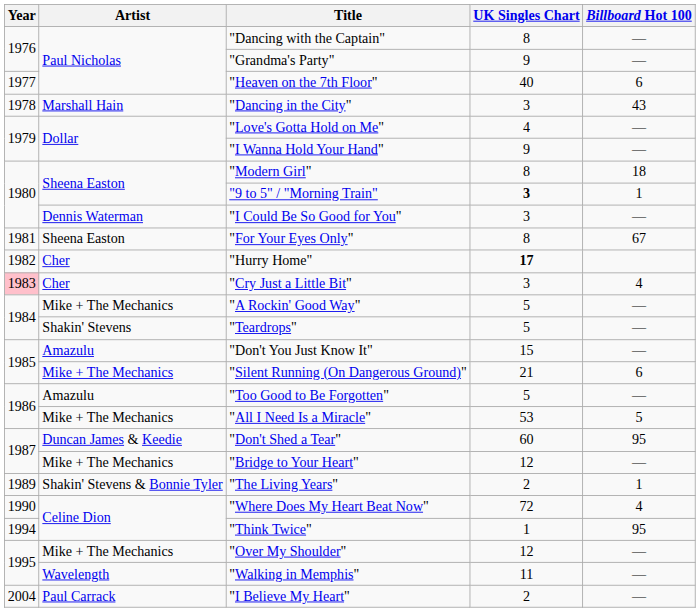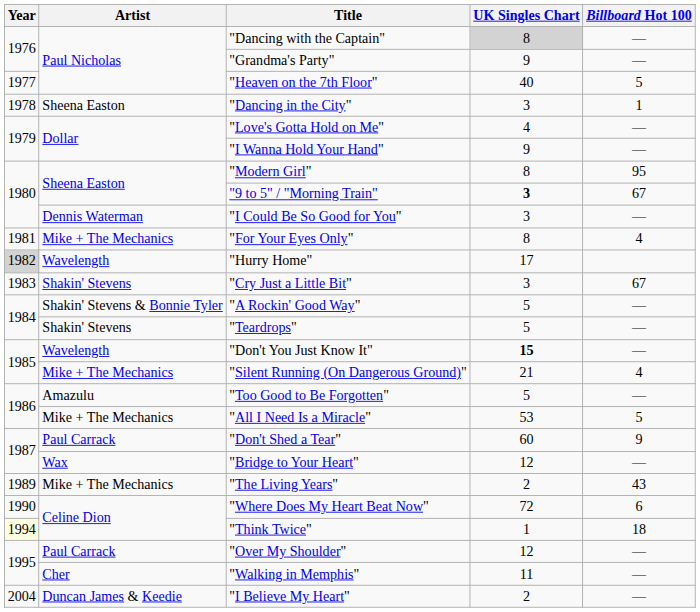(526, 37) no background -> (526, 37) lightgrey background
(639, 82) 6 -> (639, 82) 5
(83, 104) Marshall Hain -> (84, 104) Sheena Easton
(639, 104) 43 -> (639, 104) 1
(639, 171) 18 -> (639, 171) 95
(639, 194) 1 -> (639, 194) 67
(84, 238) Sheena Easton -> (108, 238) Mike + The Mechanics
(639, 238) 67 -> (639, 238) 4
(22, 261) no background -> (22, 261) lightgrey background
(56, 261) Cher -> (76, 261) Wavelength
(526, 261) bold -> (526, 261) normal
(22, 283) pink background -> (22, 283) no background
(56, 283) Cher -> (87, 283) Shakin' Stevens
(639, 283) 4 -> (639, 283) 67
(108, 305) Mike + The Mechanics -> (133, 305) Shakin' Stevens & Bonnie Tyler
(68, 350) Amazulu -> (76, 350) Wavelength
(526, 350) normal -> (526, 350) bold
(639, 372) 6 -> (639, 372) 4
(112, 439) Duncan James & Keedie -> (79, 439) Paul Carrack
(639, 439) 95 -> (639, 439) 9
(108, 462) Mike + The Mechanics -> (55, 462) Wax
(133, 484) Shakin' Stevens & Bonnie Tyler -> (108, 484) Mike + The Mechanics
(639, 484) 1 -> (639, 484) 43
(639, 506) 4 -> (639, 506) 6
(22, 529) no background -> (22, 529) lightyellow background
(639, 529) 95 -> (639, 529) 18
(108, 551) Mike + The Mechanics -> (79, 551) Paul Carrack
(76, 573) Wavelength -> (56, 573) Cher
(79, 596) Paul Carrack -> (112, 596) Duncan James & Keedie
